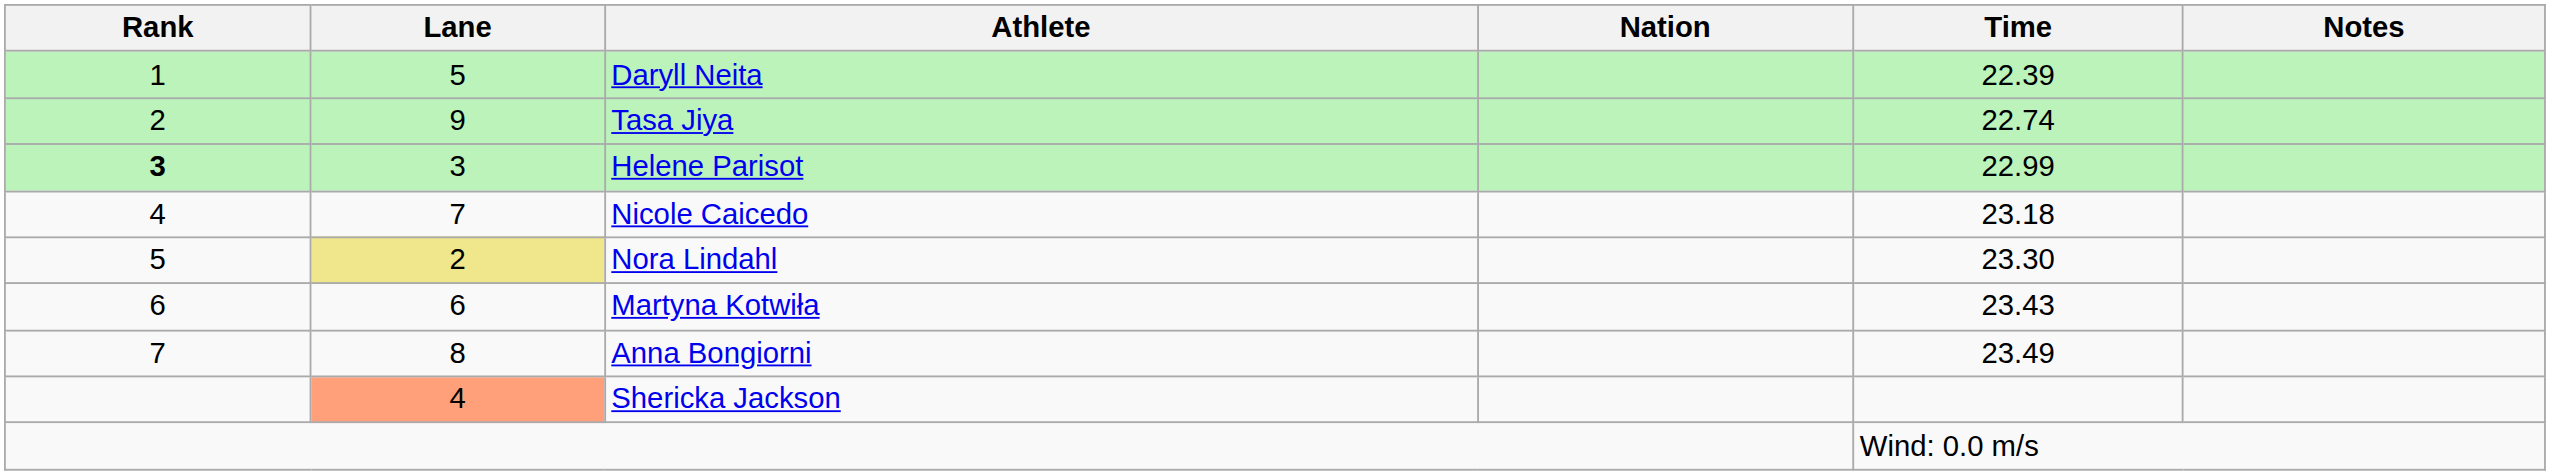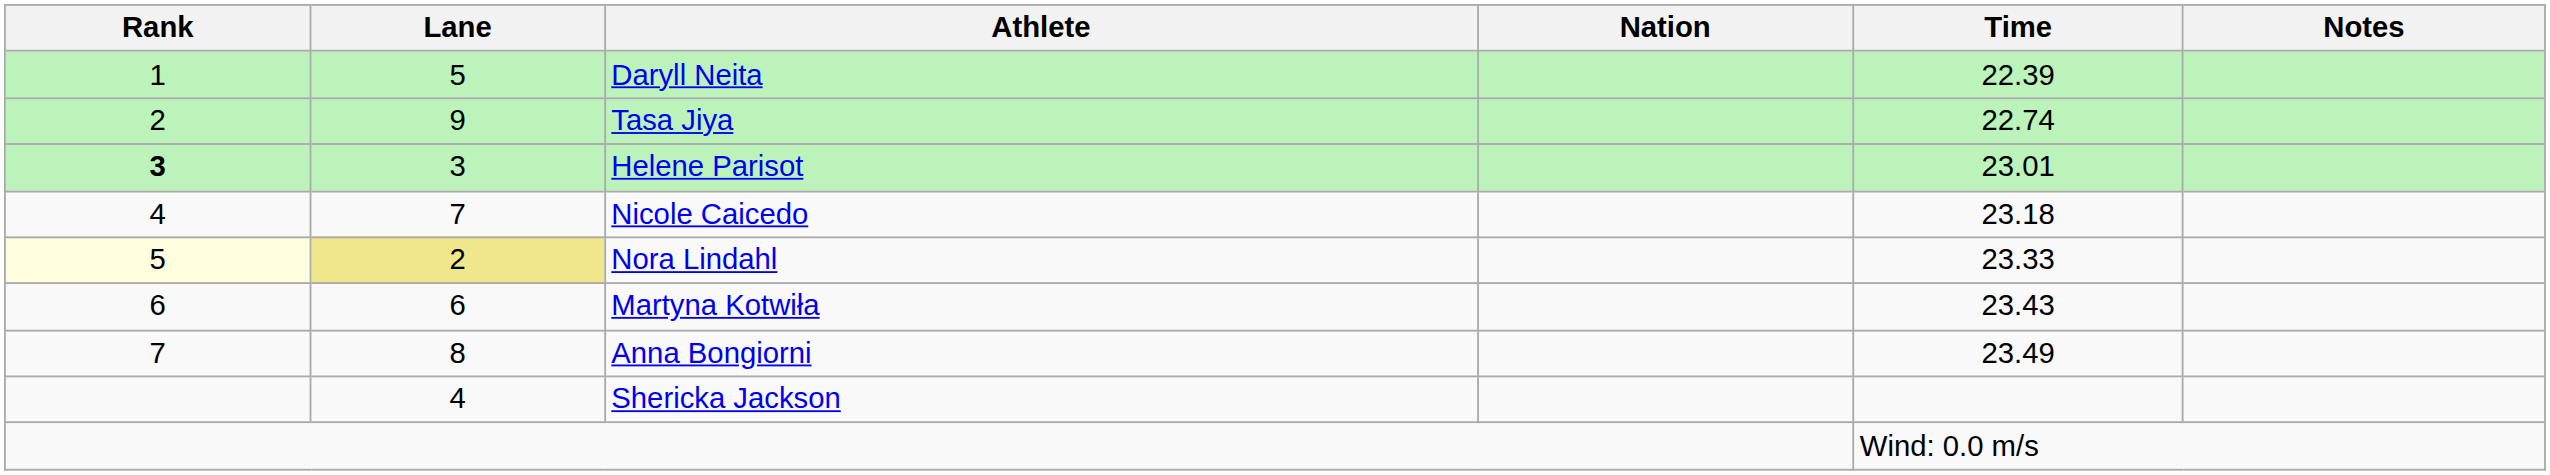(2018, 167) 22.99 -> (2018, 167) 23.01
(158, 259) no background -> (158, 259) lightyellow background
(2018, 259) 23.30 -> (2018, 259) 23.33
(458, 399) lightsalmon background -> (458, 399) no background
